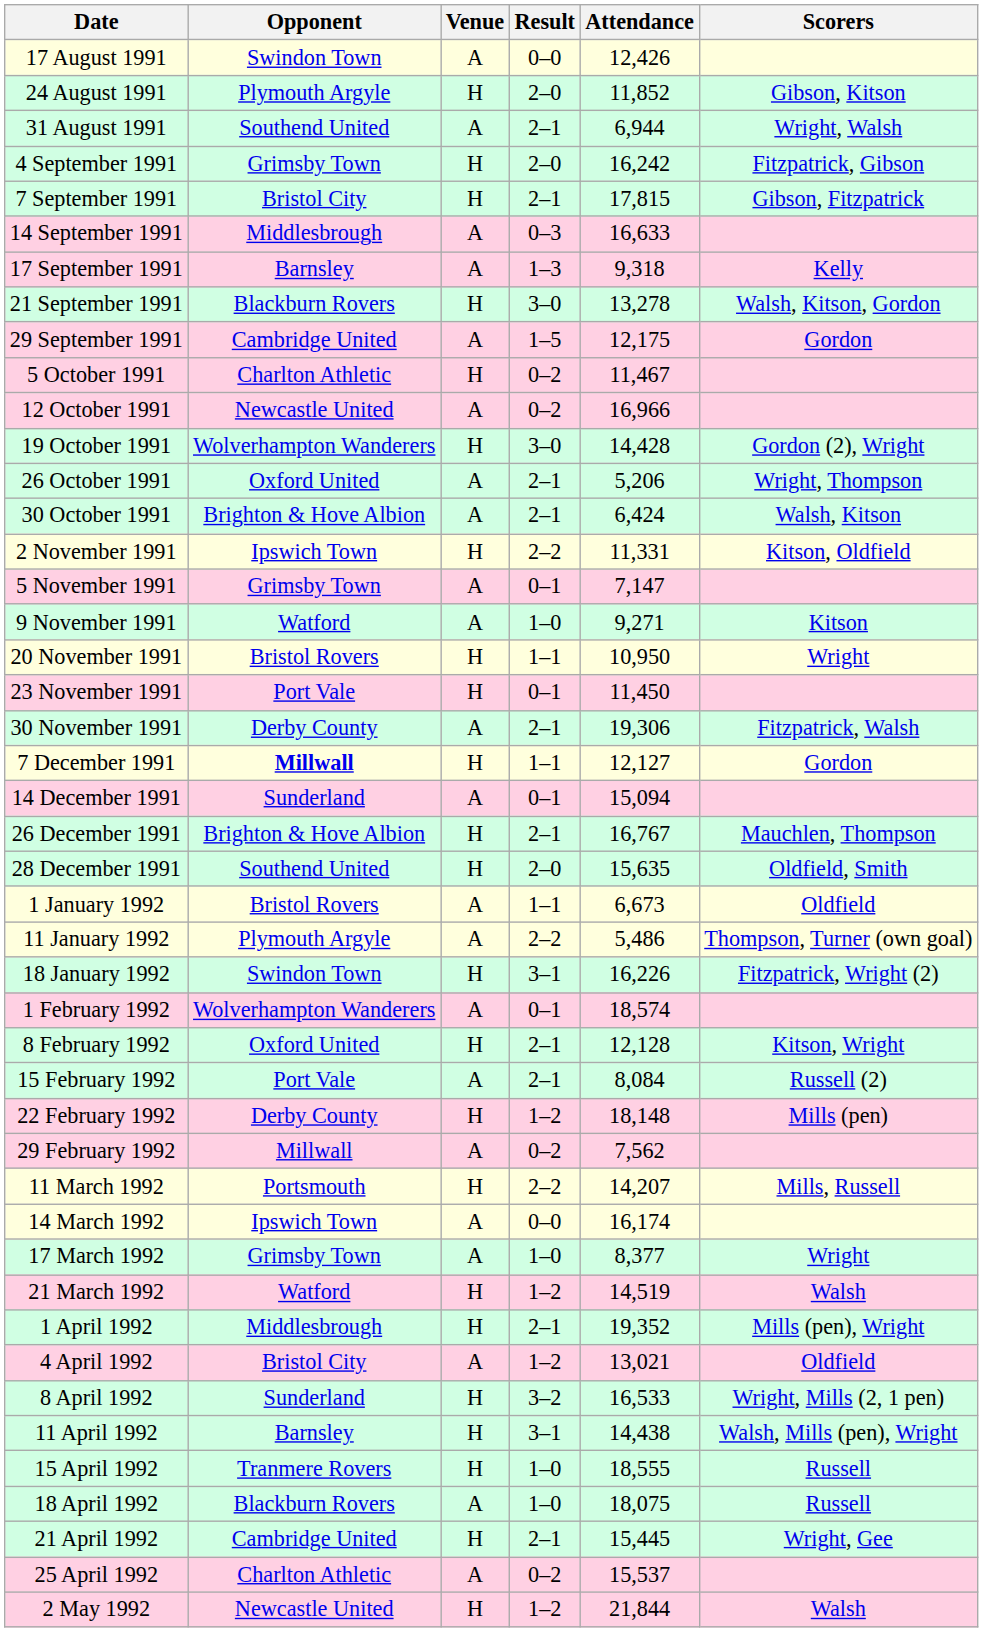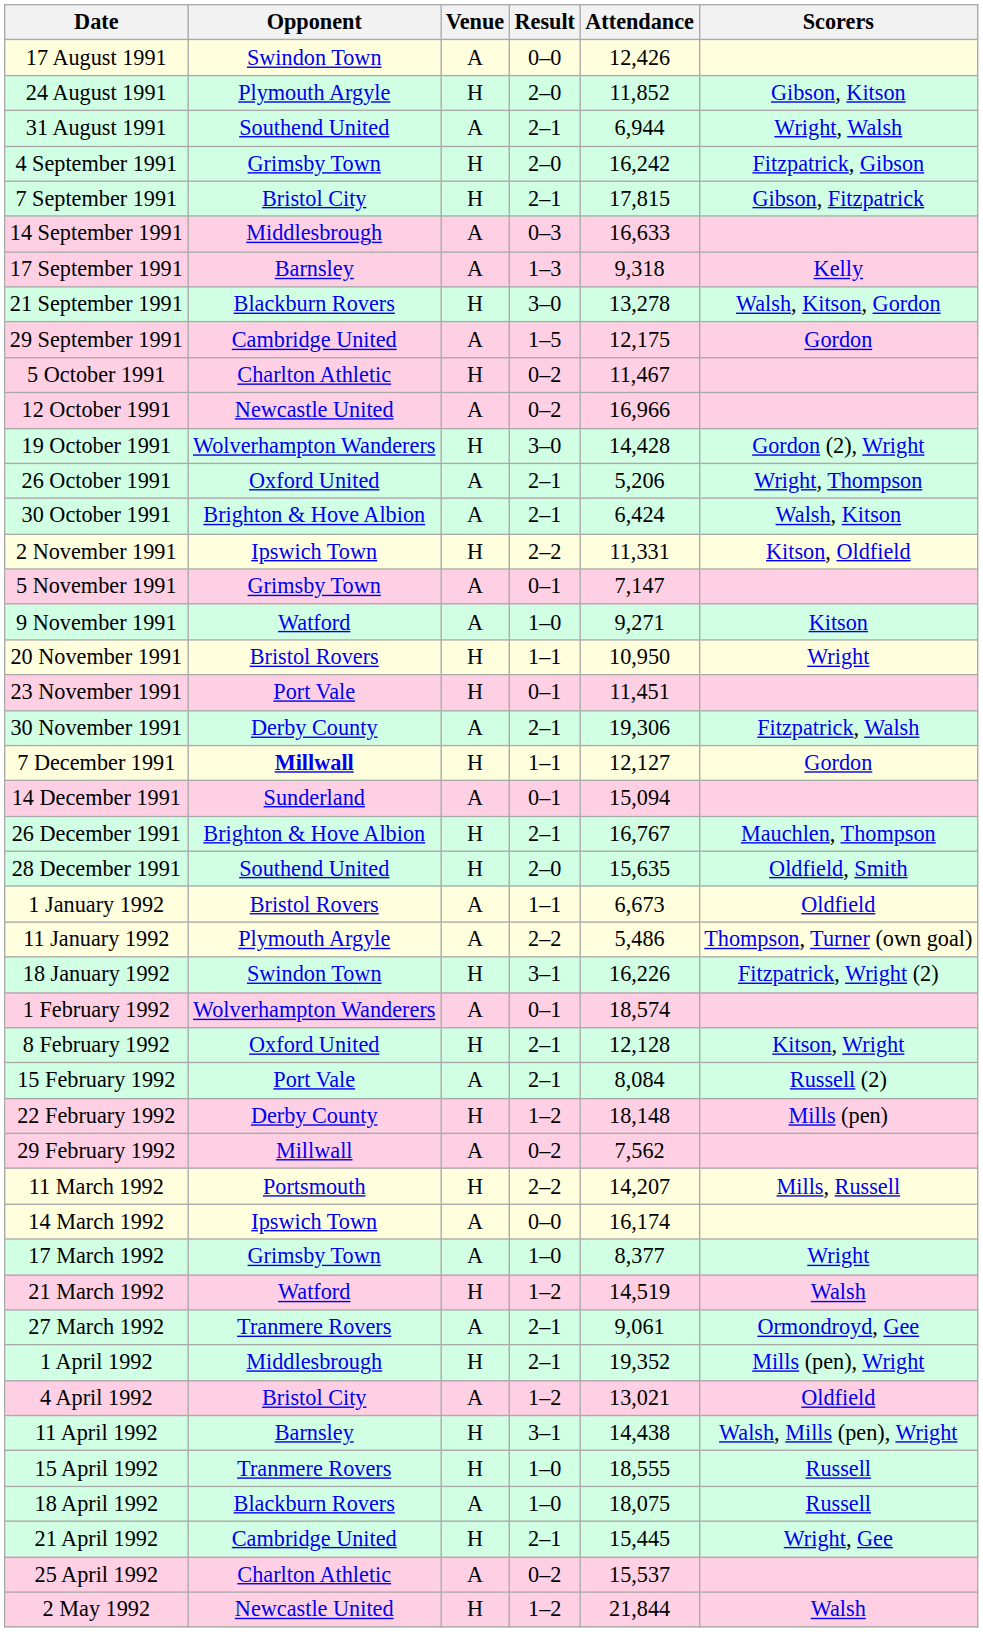(640, 692) 11,450 -> (640, 692) 11,451
+ row: (96, 1327)
- row: (96, 1397)
